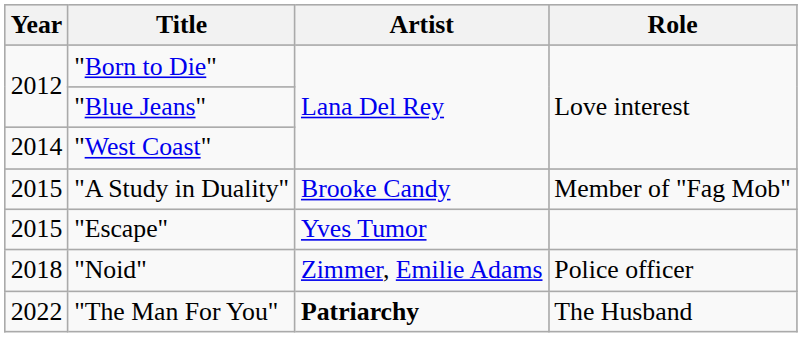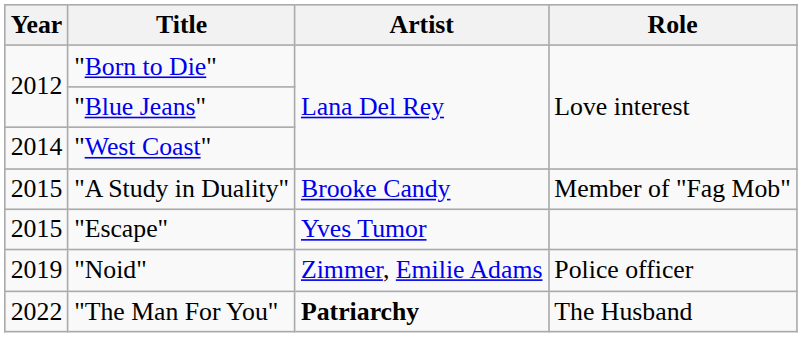(37, 270) 2018 -> (37, 270) 2019
